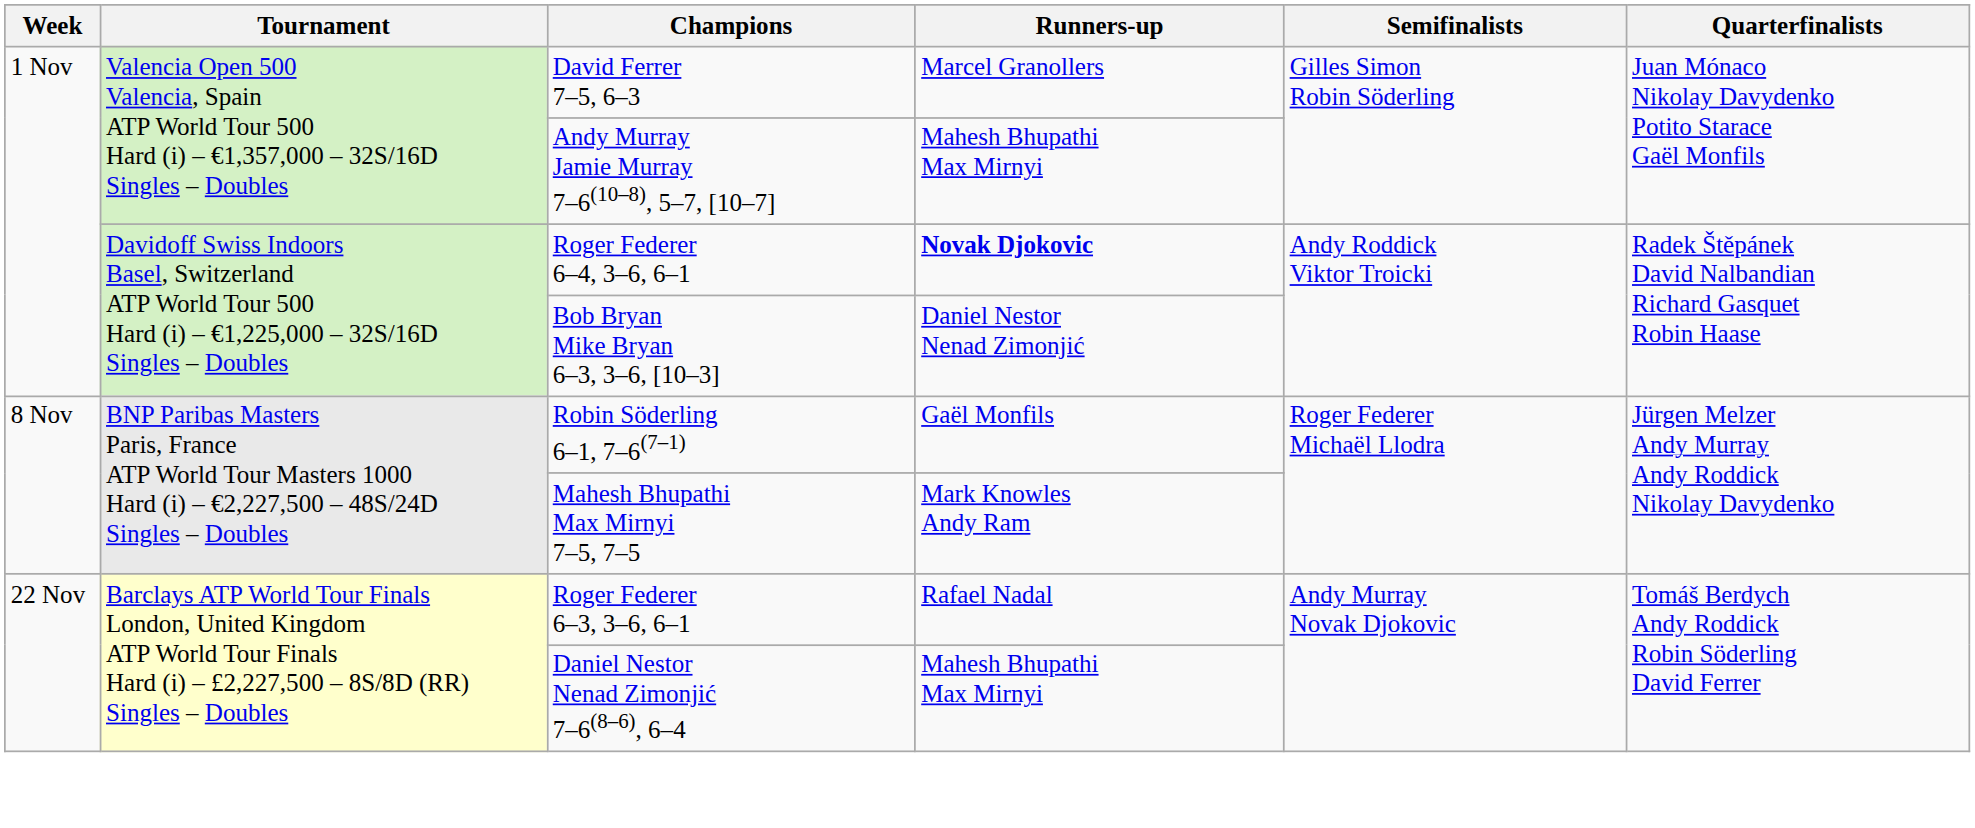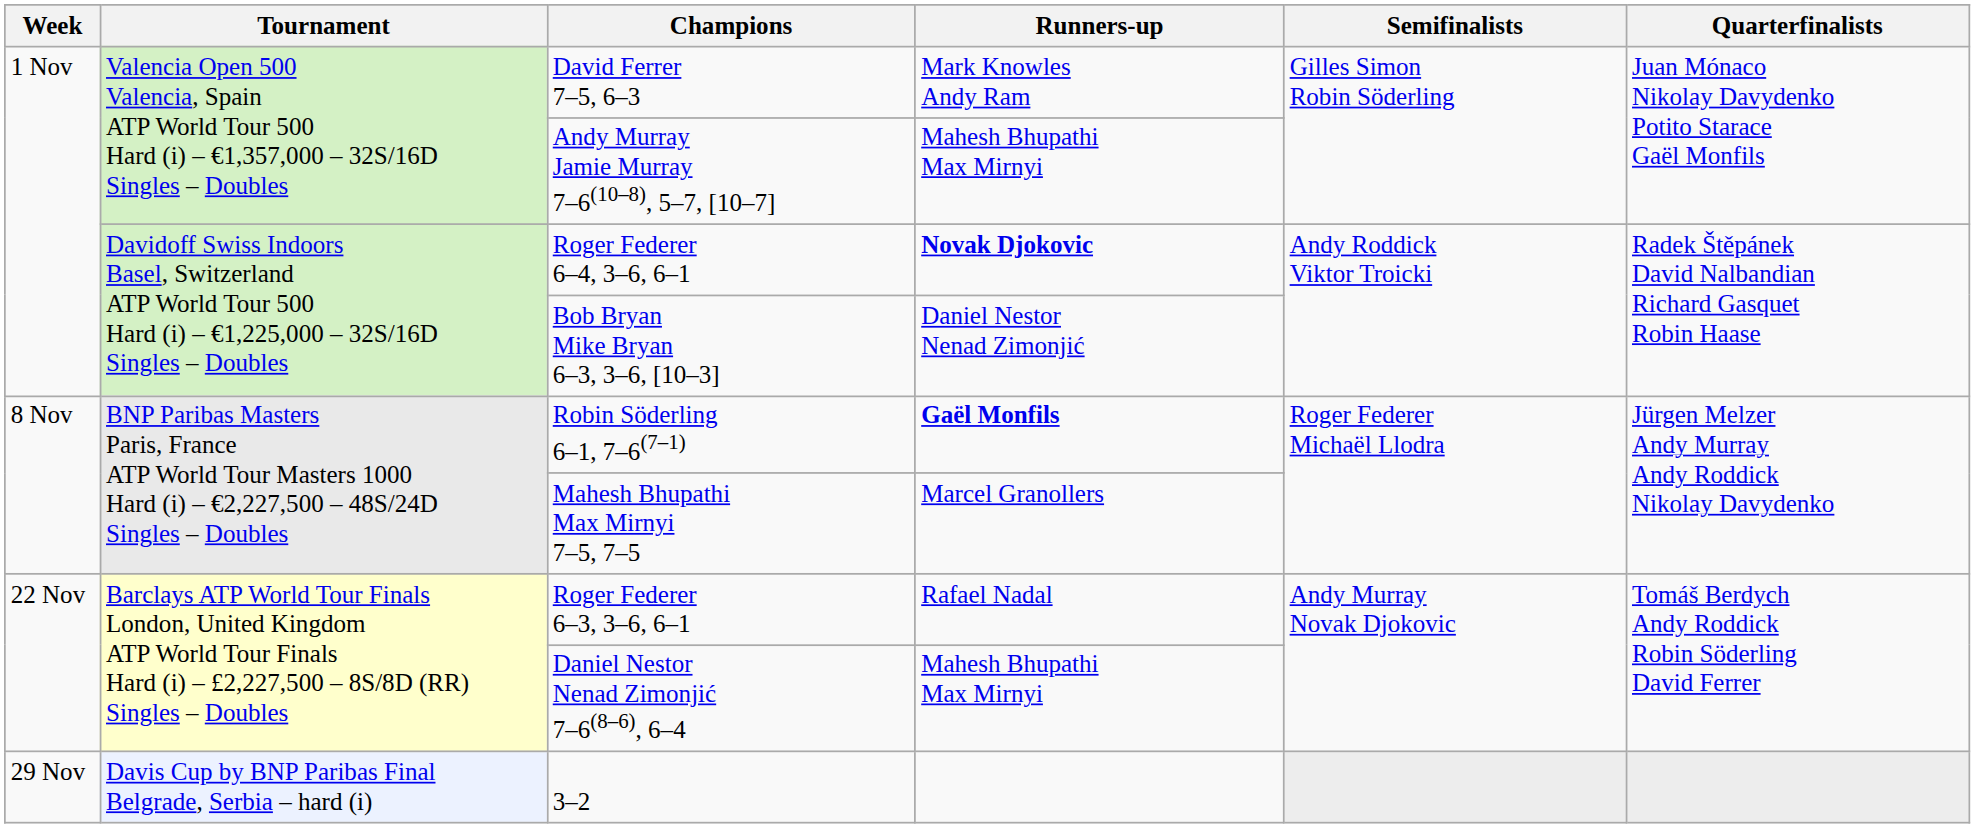(1013, 66) Marcel Granollers -> (996, 81) Mark Knowles Andy Ram
(988, 416) normal -> (990, 416) bold
(996, 508) Mark Knowles Andy Ram -> (1013, 493) Marcel Granollers
+ row: (572, 801)
